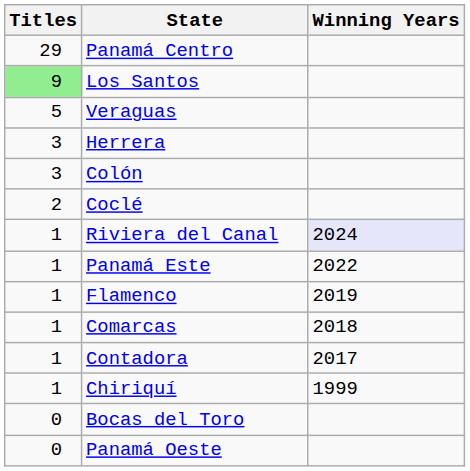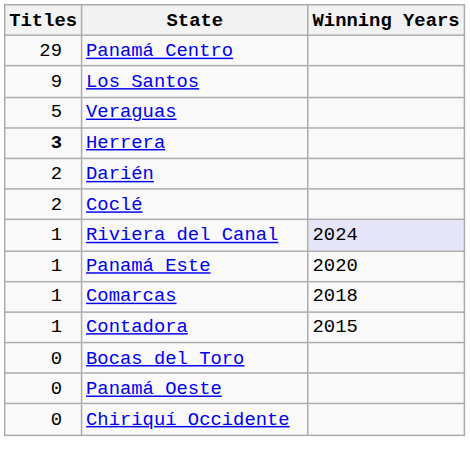(56, 82) lightgreen background -> (56, 82) no background
(56, 143) normal -> (56, 143) bold
- row: (114, 174)
+ row: (120, 174)
(335, 266) 2022 -> (335, 266) 2020
- row: (131, 297)
(335, 358) 2017 -> (335, 327) 2015
- row: (131, 389)
+ row: (188, 419)
